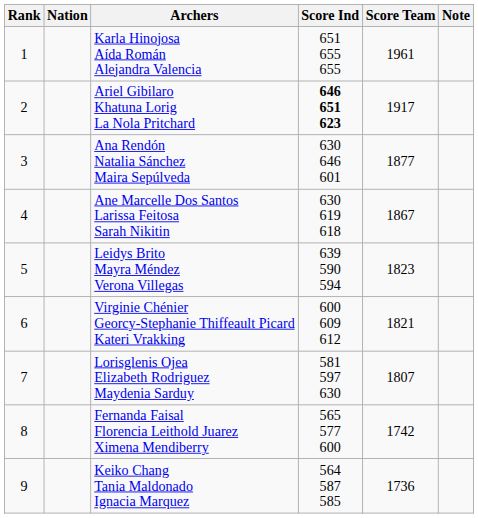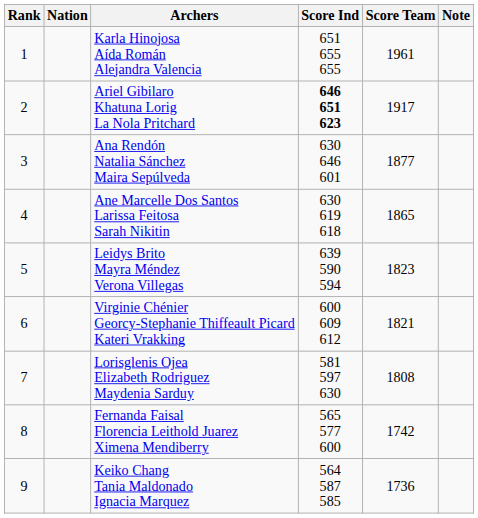(401, 215) 1867 -> (401, 215) 1865
(401, 377) 1807 -> (401, 377) 1808
